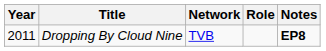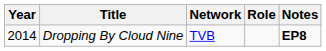(22, 35) 2011 -> (22, 35) 2014
